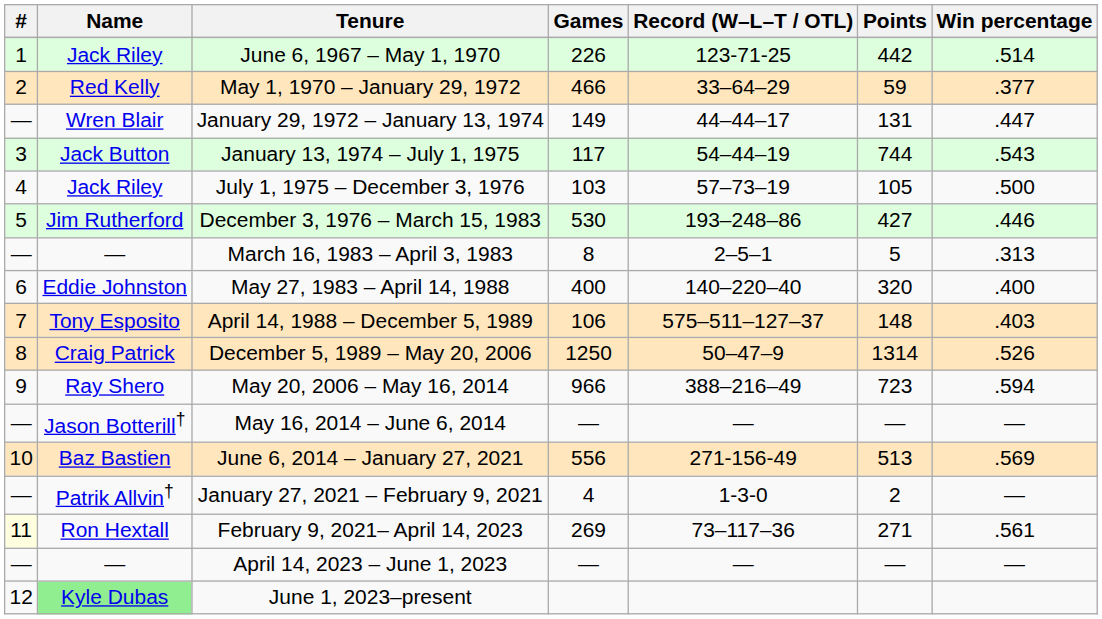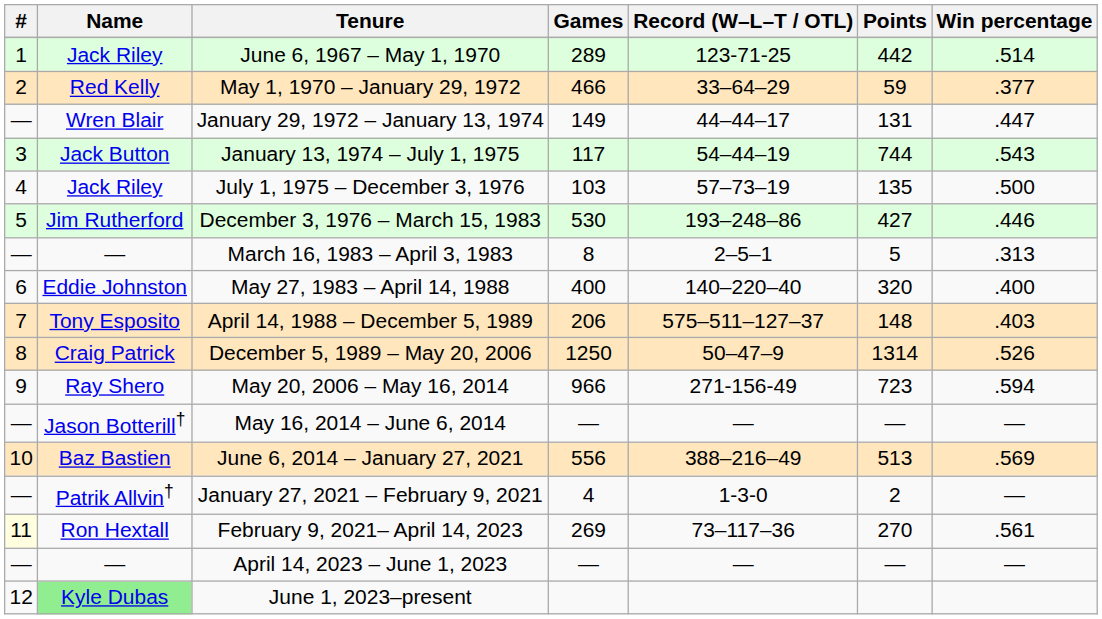(589, 54) 226 -> (589, 54) 289
(895, 187) 105 -> (895, 187) 135
(589, 320) 106 -> (589, 320) 206
(743, 386) 388–216–49 -> (743, 386) 271-156-49
(743, 458) 271-156-49 -> (743, 458) 388–216–49
(895, 531) 271 -> (895, 531) 270
